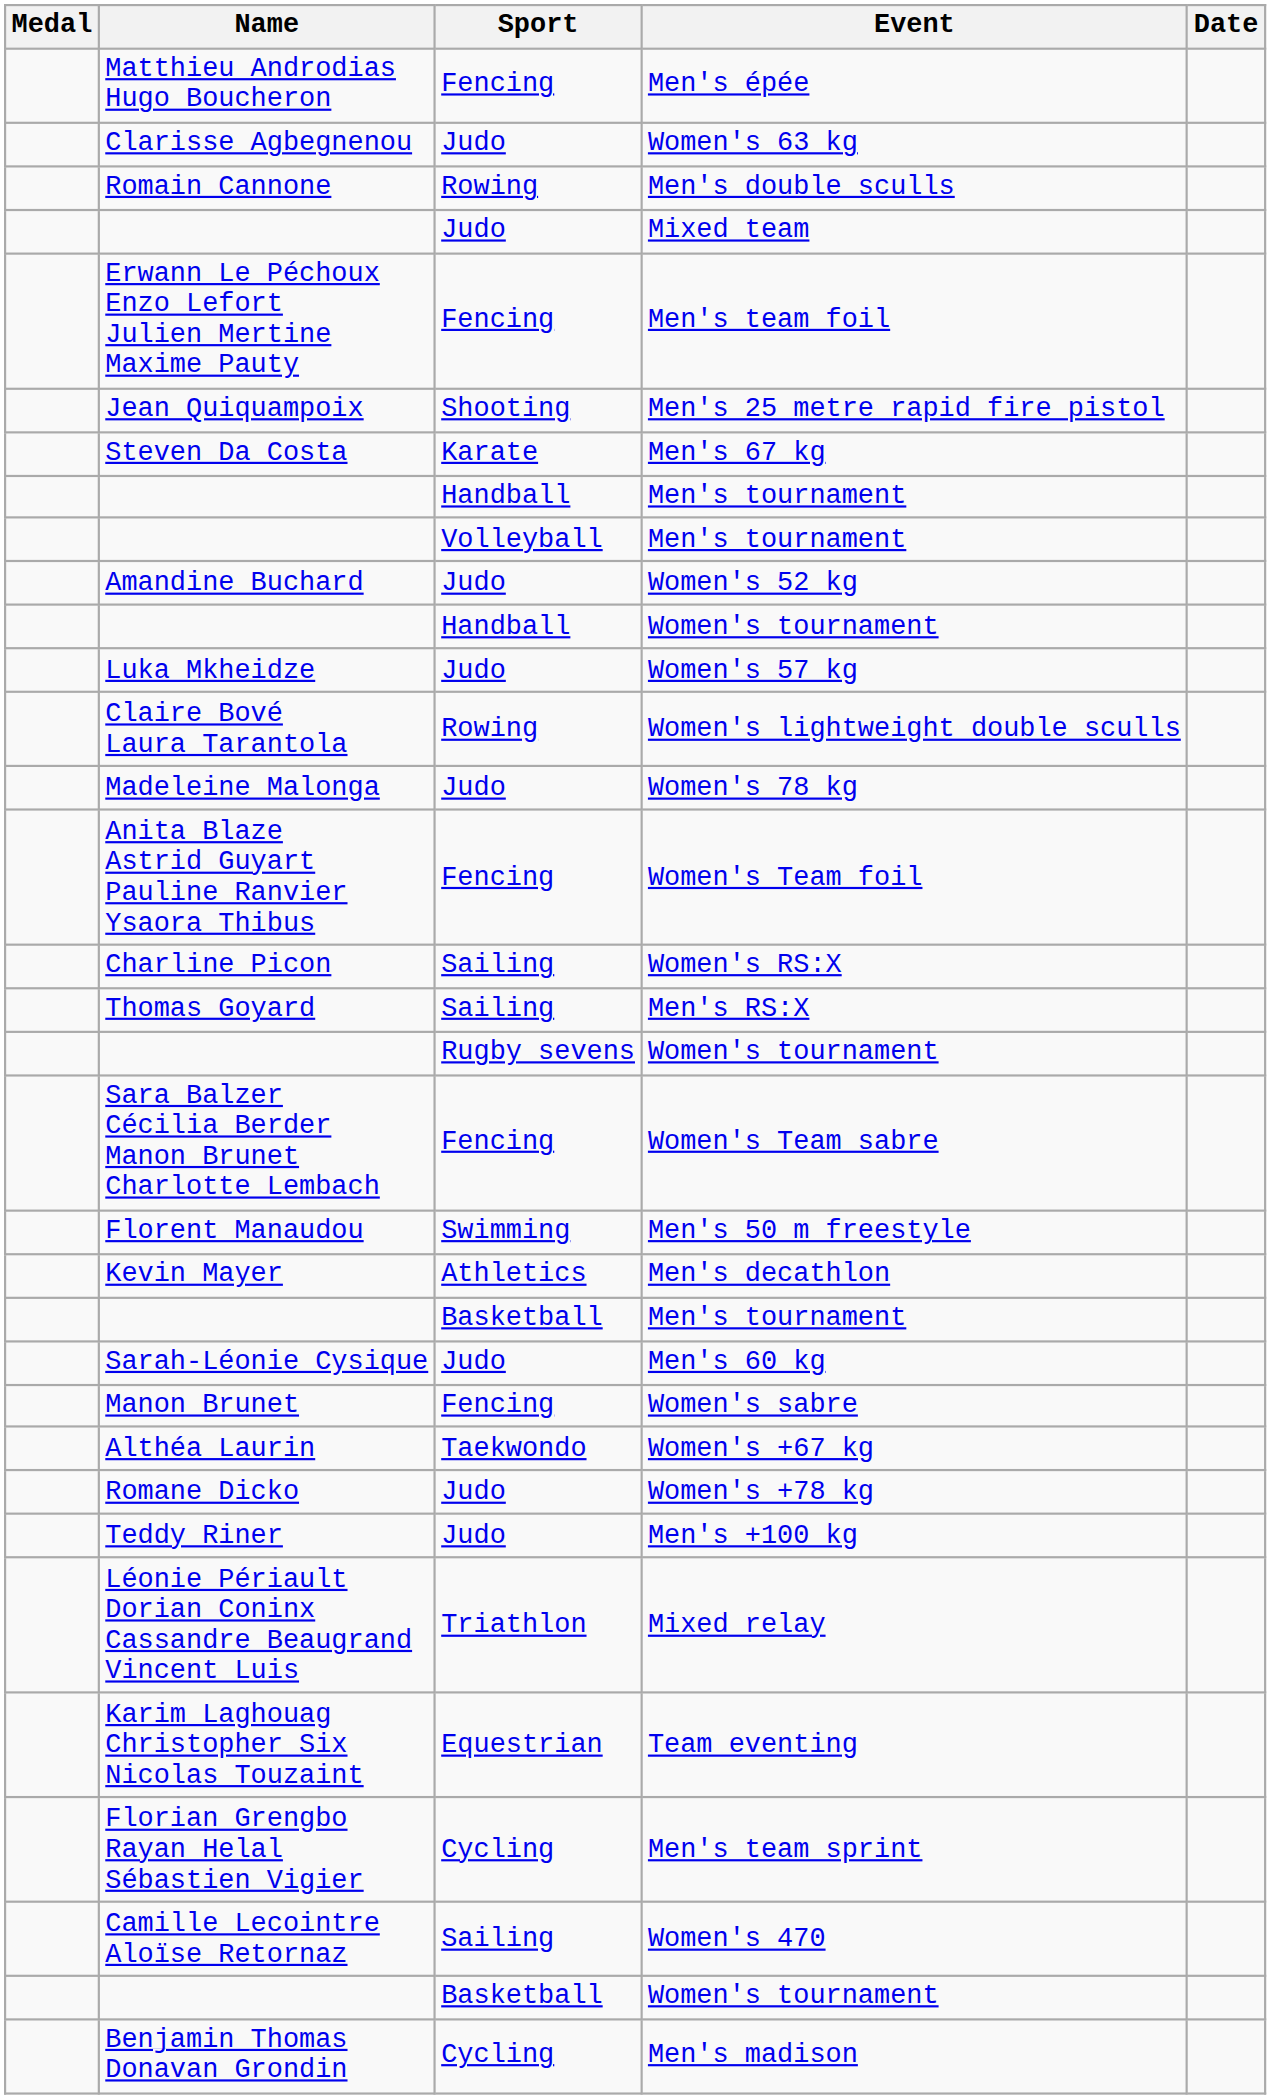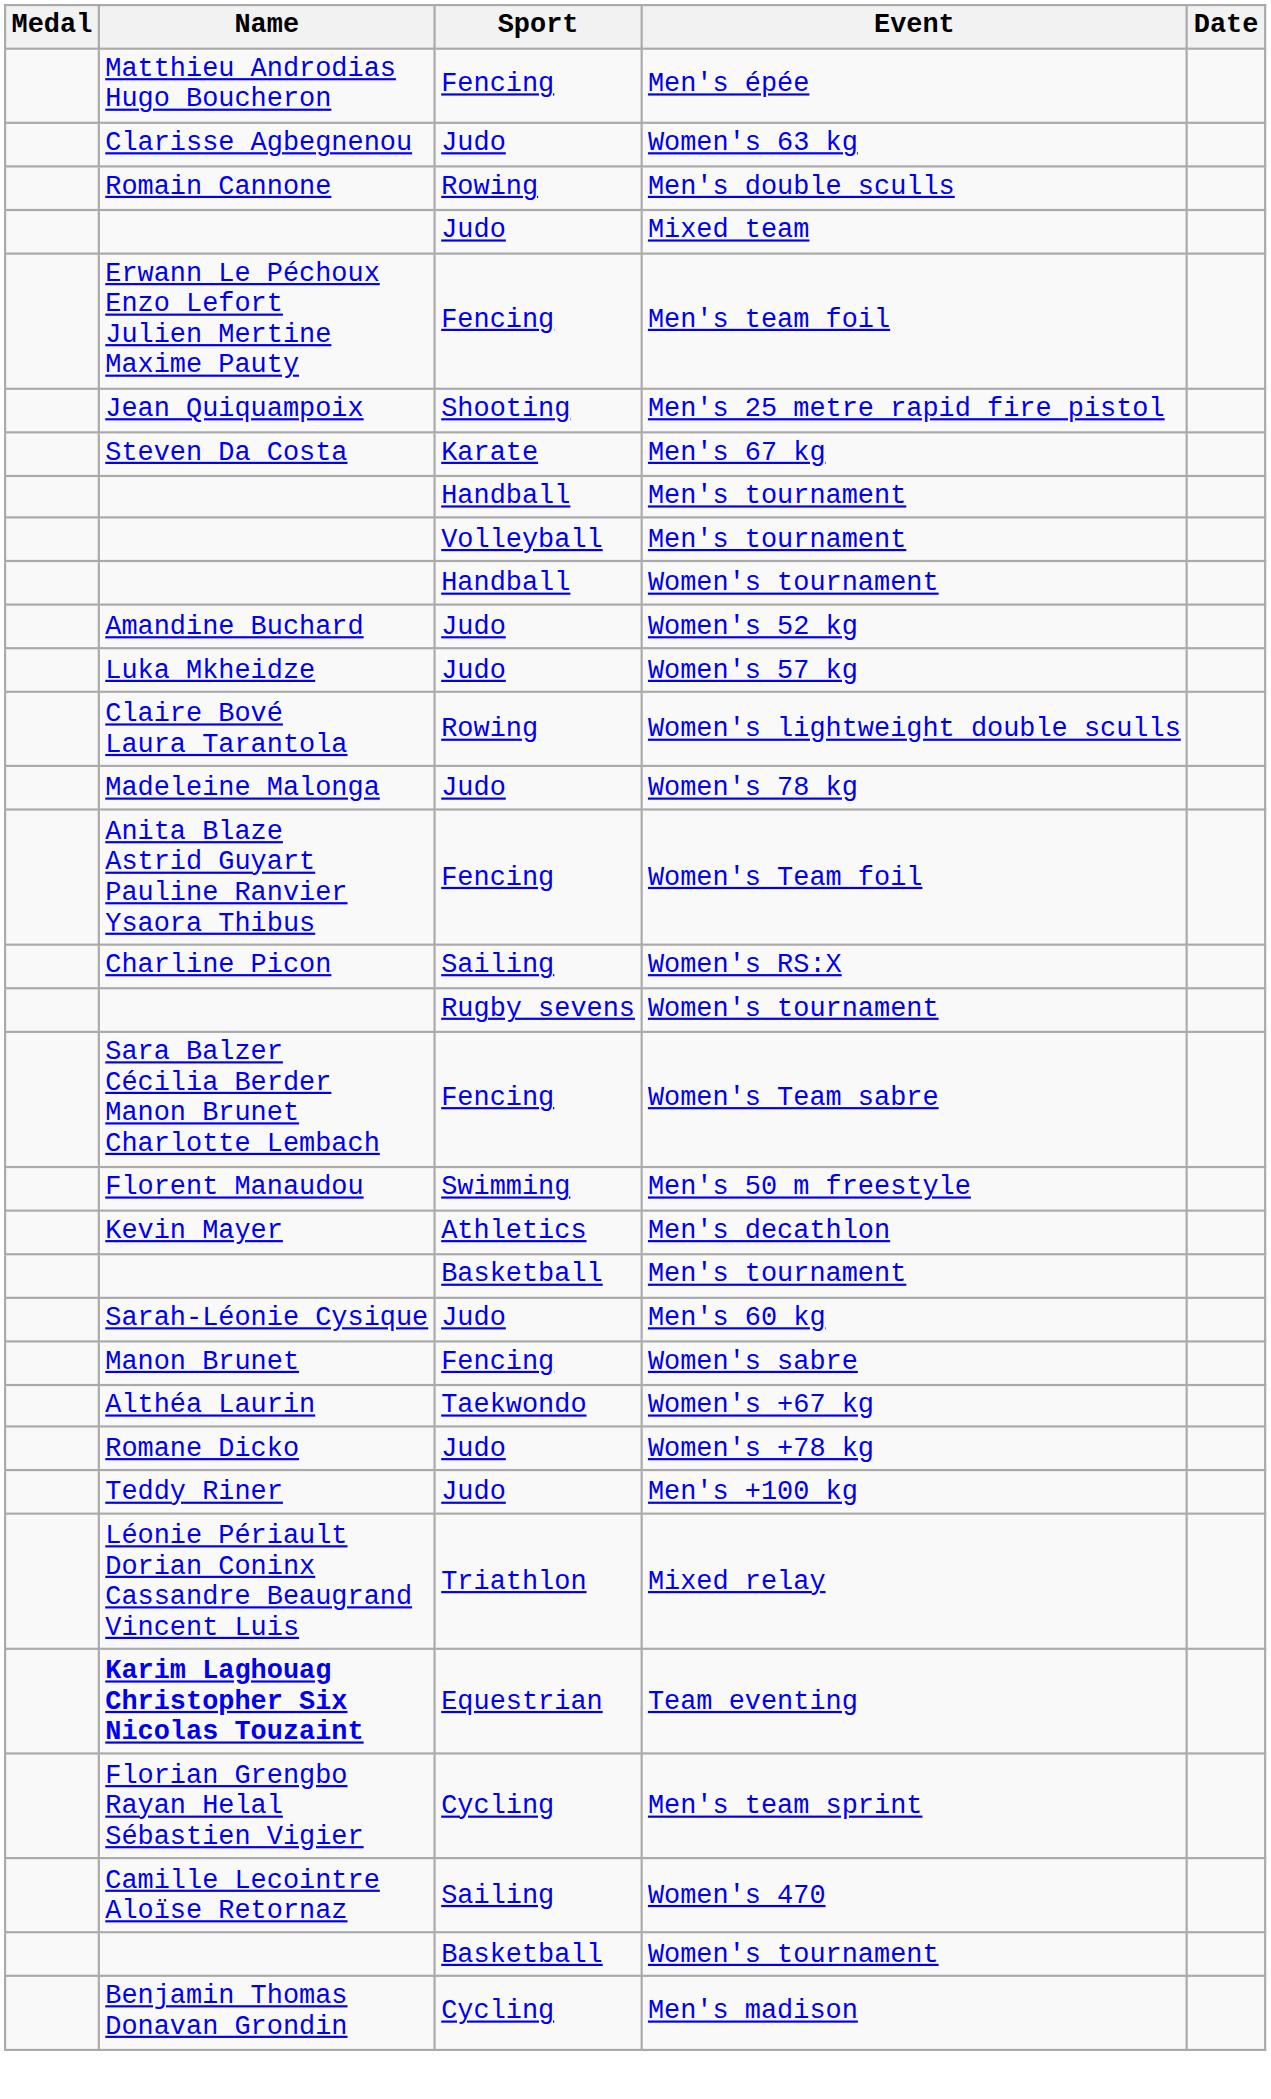rows swapped: (506, 627) <-> (474, 584)
- row: (498, 1010)
(234, 1745) normal -> (234, 1702) bold
